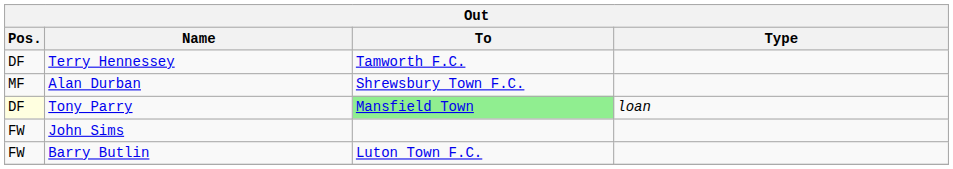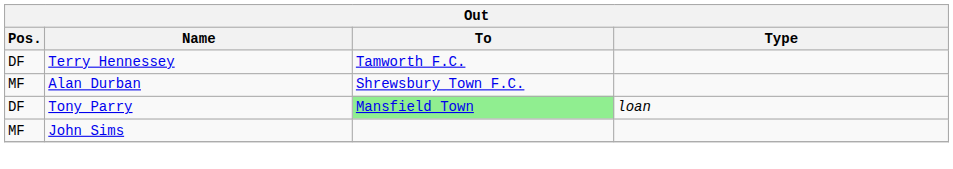(16, 108) lightyellow background -> (16, 108) no background
(16, 130) FW -> (16, 130) MF
- row: (99, 153)
